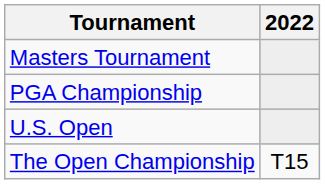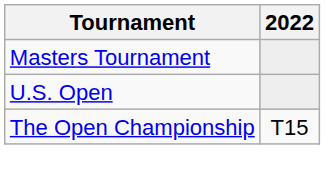- row: (106, 92)
